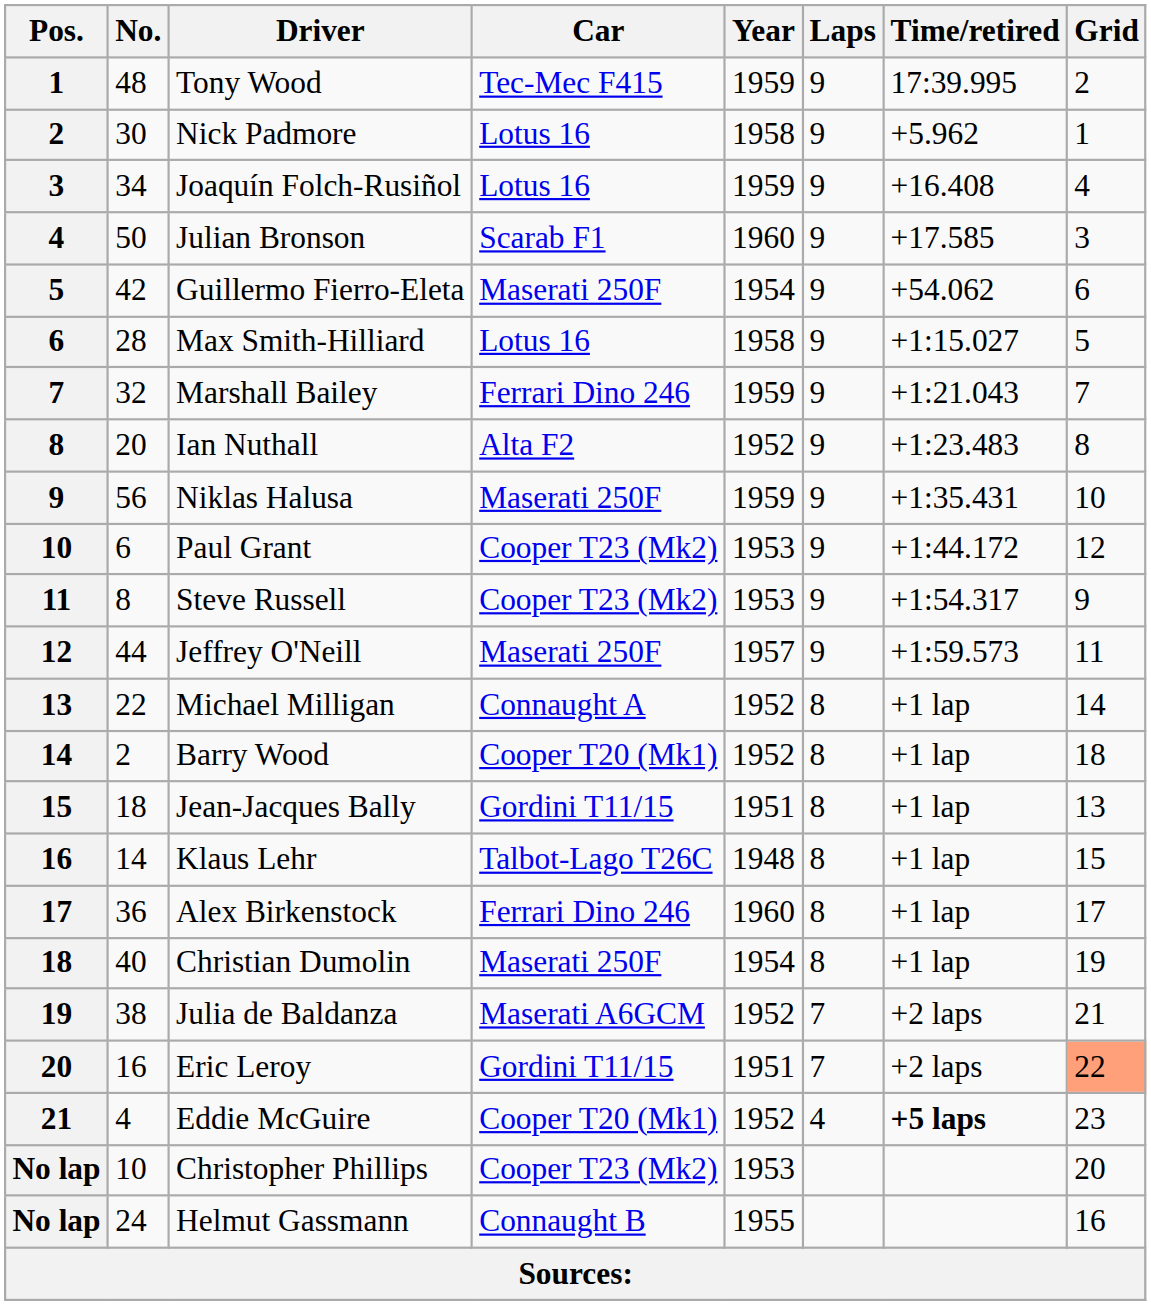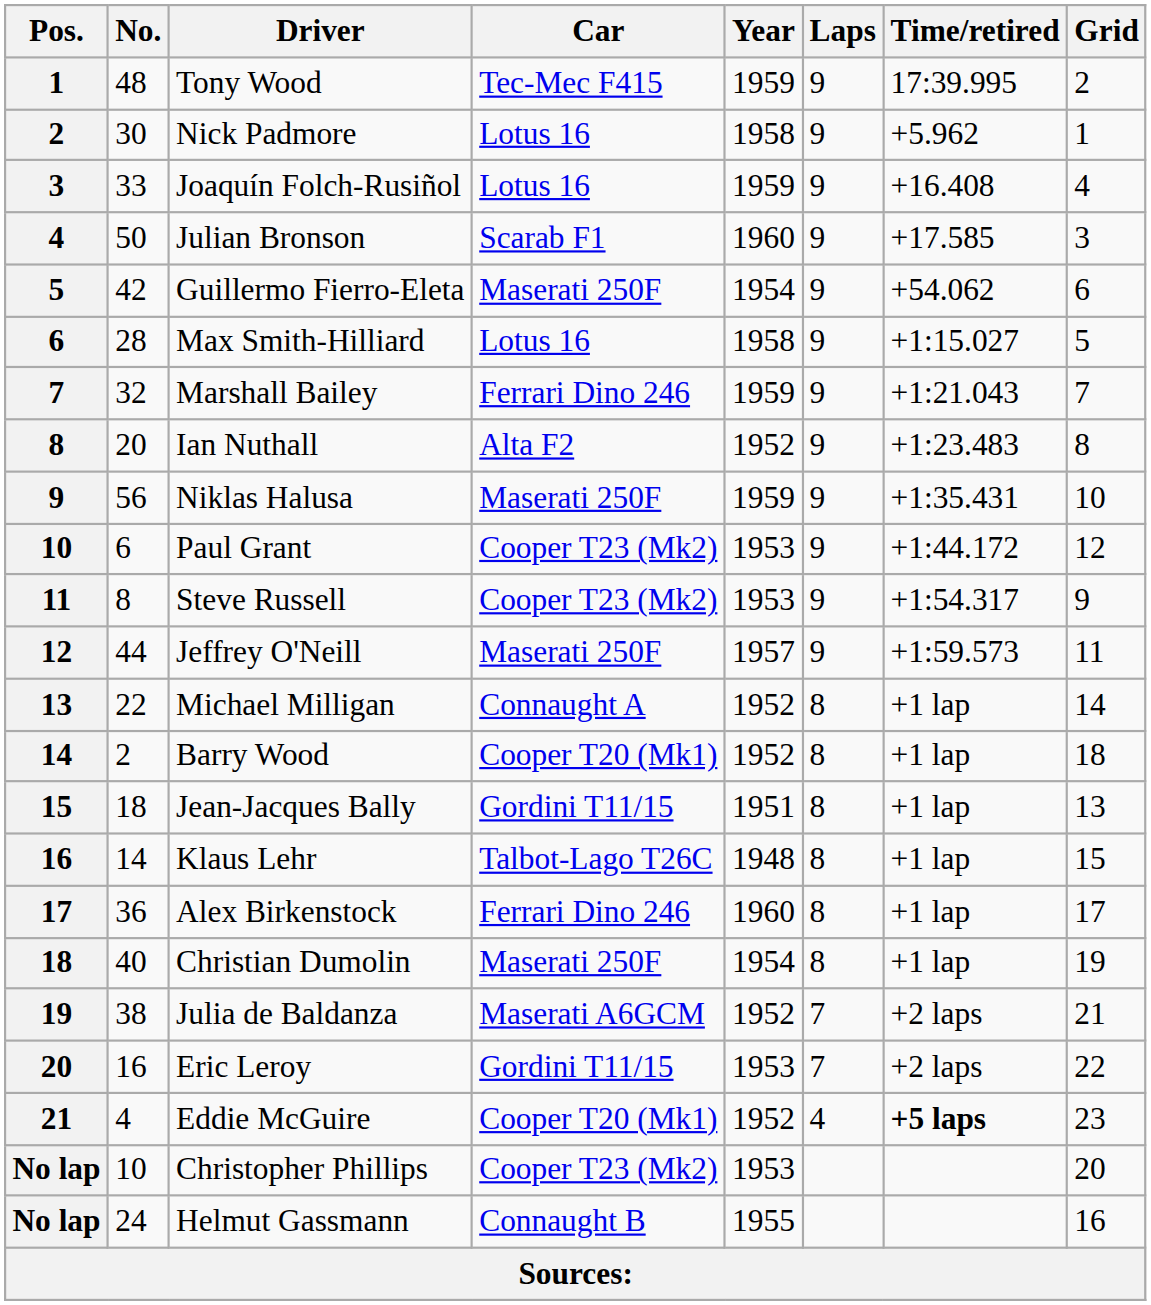(131, 186) 34 -> (131, 186) 33
(763, 1066) 1951 -> (763, 1066) 1953
(1090, 1066) lightsalmon background -> (1090, 1066) no background
